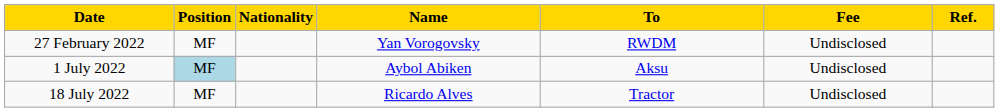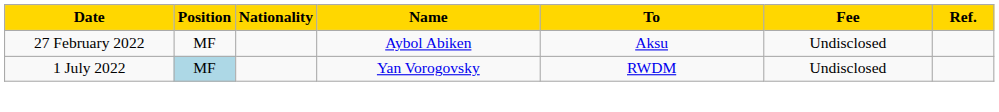(428, 43) Yan Vorogovsky -> (428, 43) Aybol Abiken
(652, 43) RWDM -> (652, 43) Aksu
(428, 69) Aybol Abiken -> (428, 69) Yan Vorogovsky
(652, 69) Aksu -> (652, 69) RWDM
- row: (89, 94)
